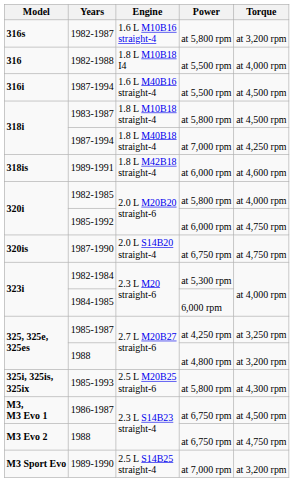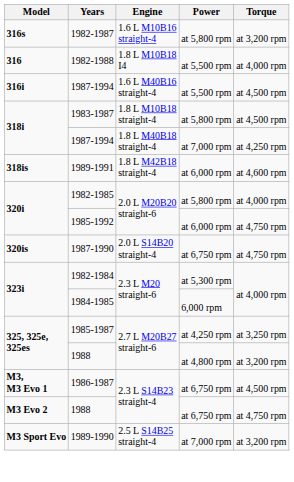- row: (30, 383)
